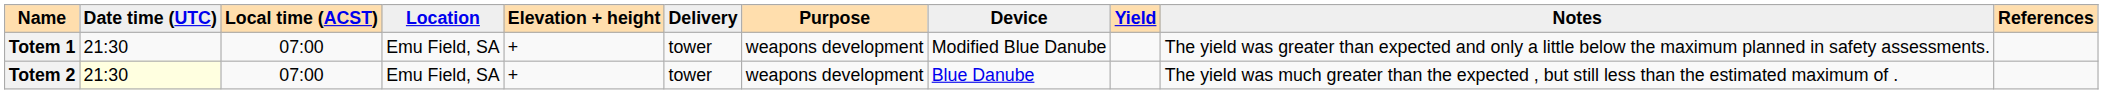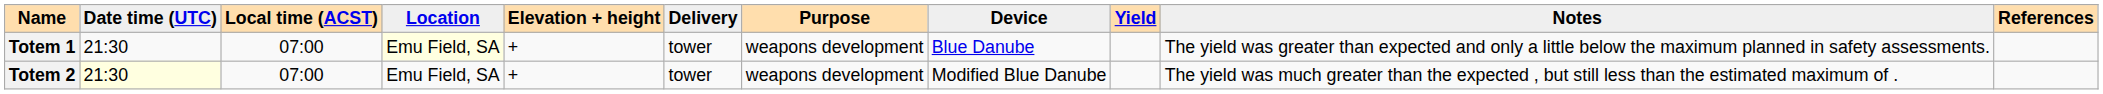(443, 46) no background -> (443, 46) lightyellow background
(1019, 46) Modified Blue Danube -> (983, 46) Blue Danube
(983, 74) Blue Danube -> (1019, 74) Modified Blue Danube
